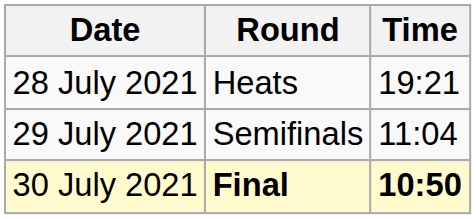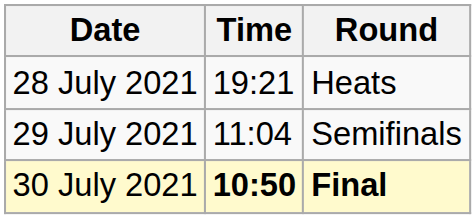columns swapped: (420, 30) <-> (288, 30)
